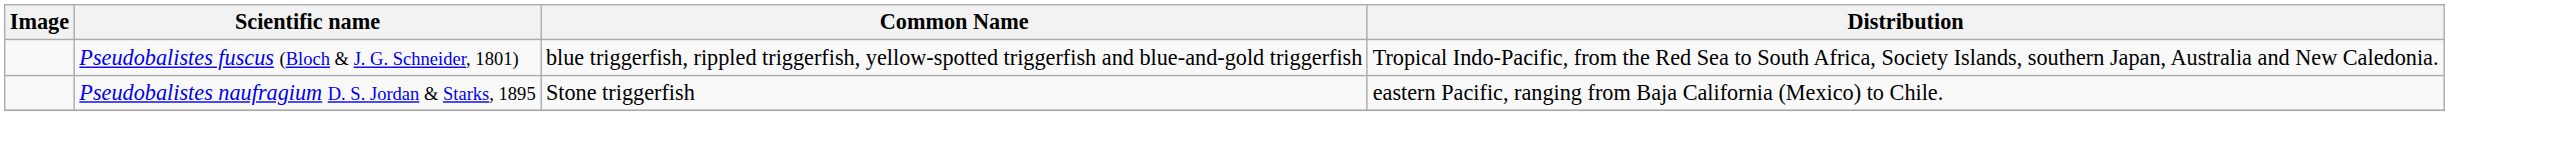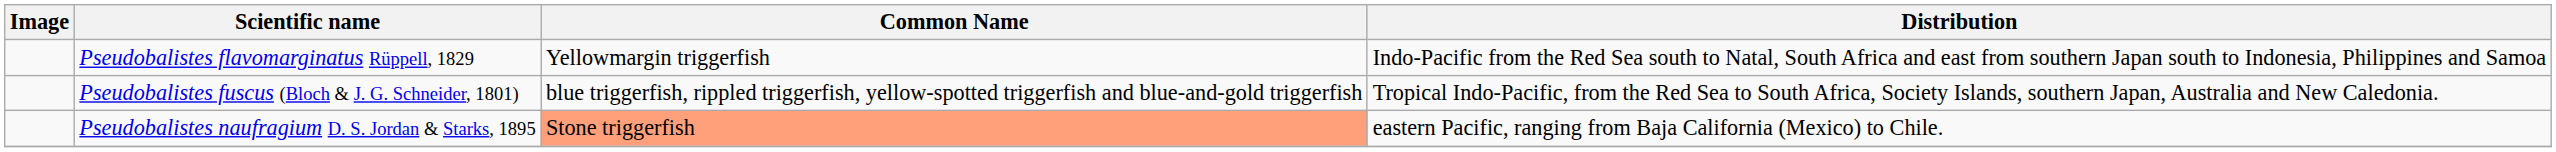+ row: (277, 57)
(620, 92) no background -> (620, 127) lightsalmon background
